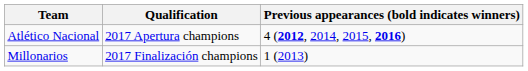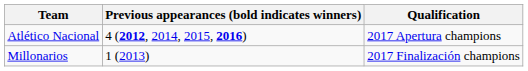columns swapped: (181, 14) <-> (392, 14)
